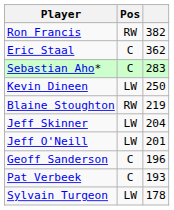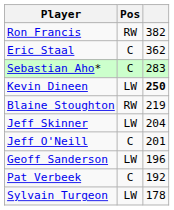(156, 87) normal -> (156, 87) bold
(130, 141) LW -> (130, 141) C
(130, 159) C -> (130, 159) LW
(156, 178) 193 -> (156, 178) 192
